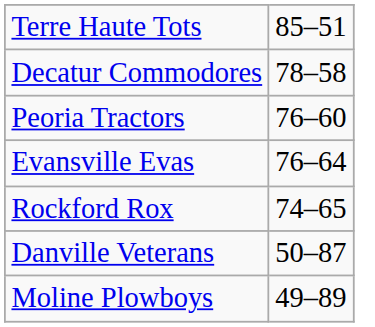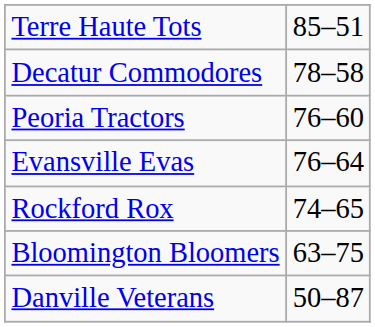+ row: (146, 252)
- row: (112, 298)
